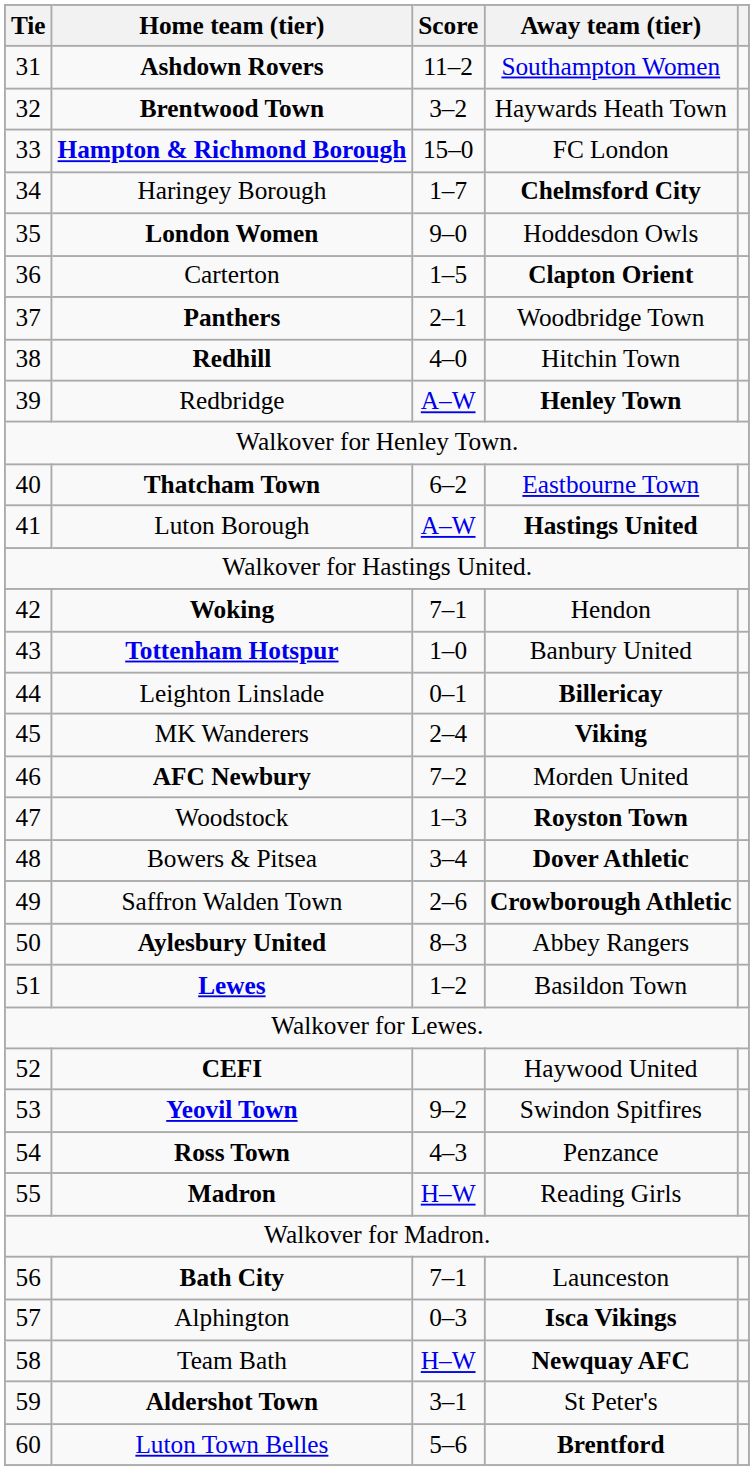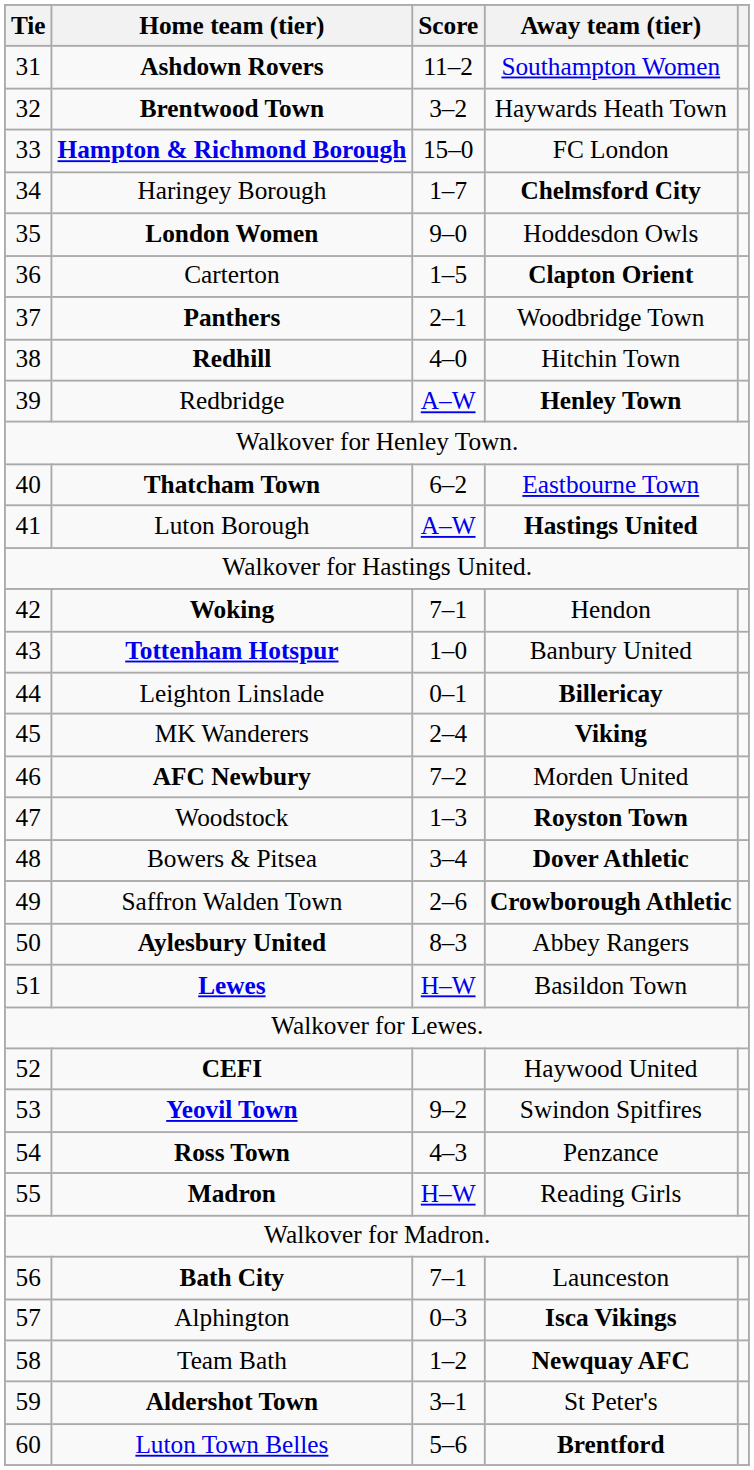(448, 984) 1–2 -> (448, 984) H–W
(448, 1360) H–W -> (448, 1360) 1–2
